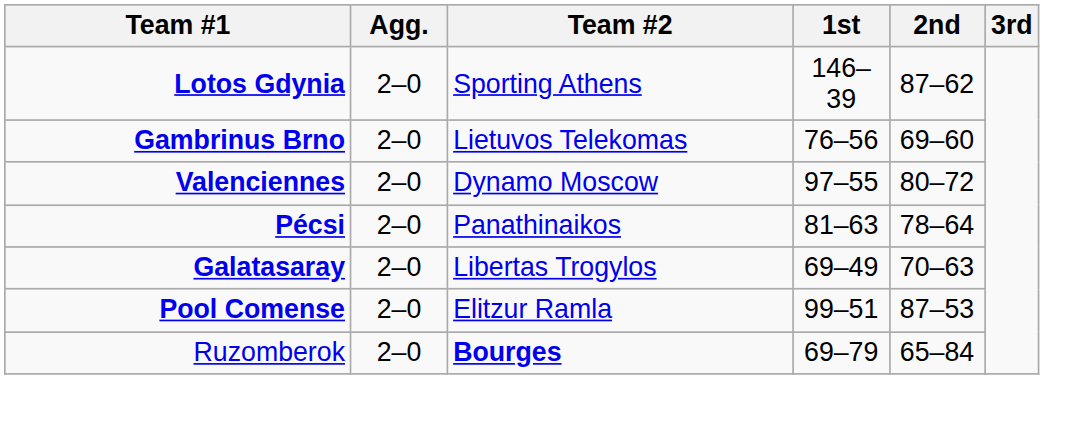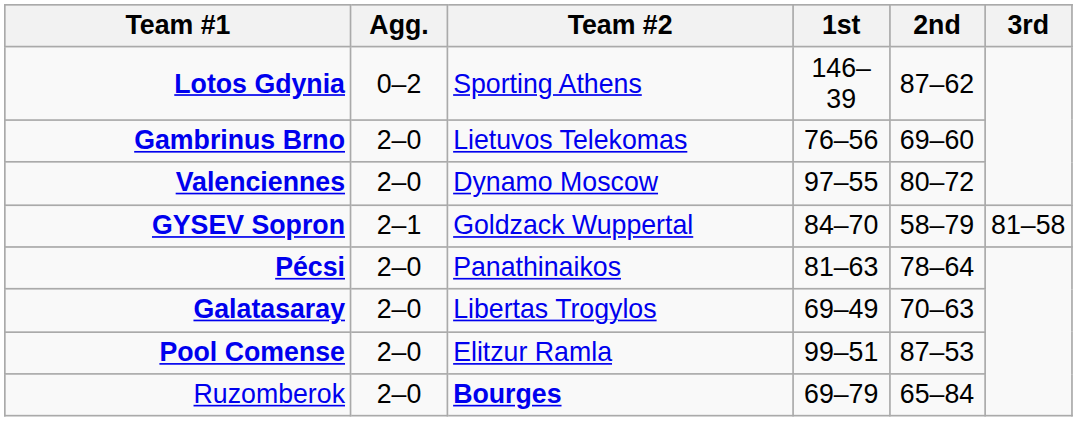(399, 83) 2–0 -> (399, 83) 0–2
+ row: (248, 225)
